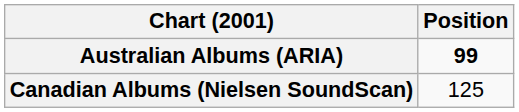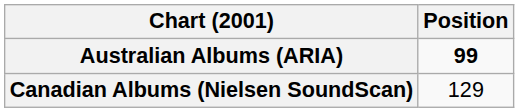(466, 90) 125 -> (466, 90) 129
